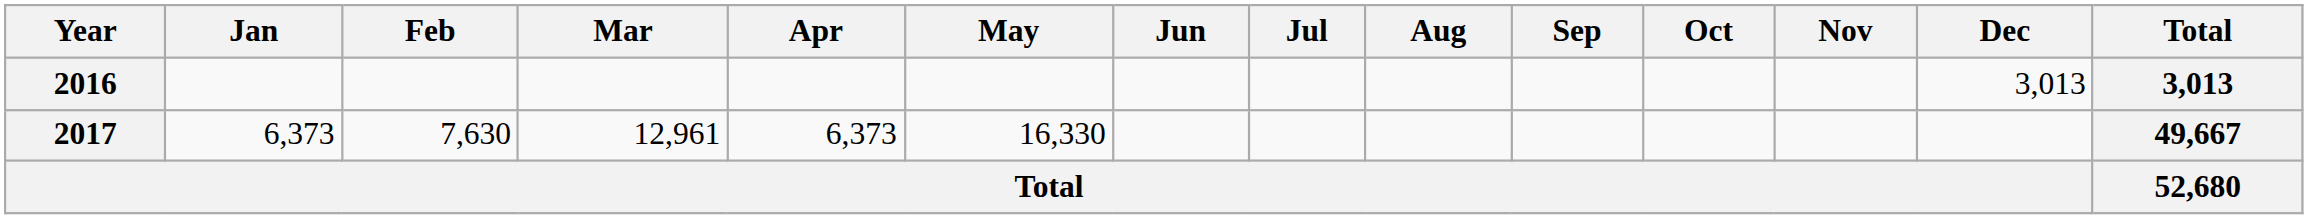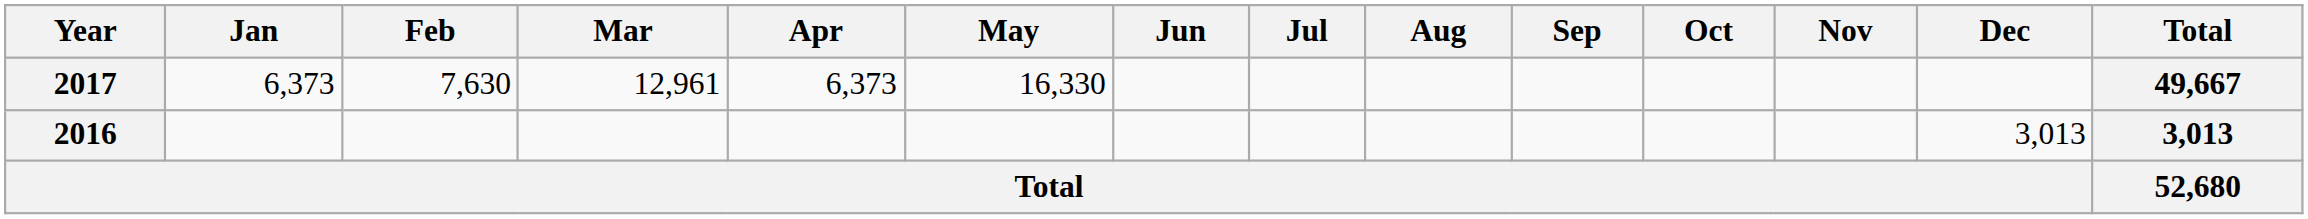rows swapped: (85, 82) <-> (85, 134)
